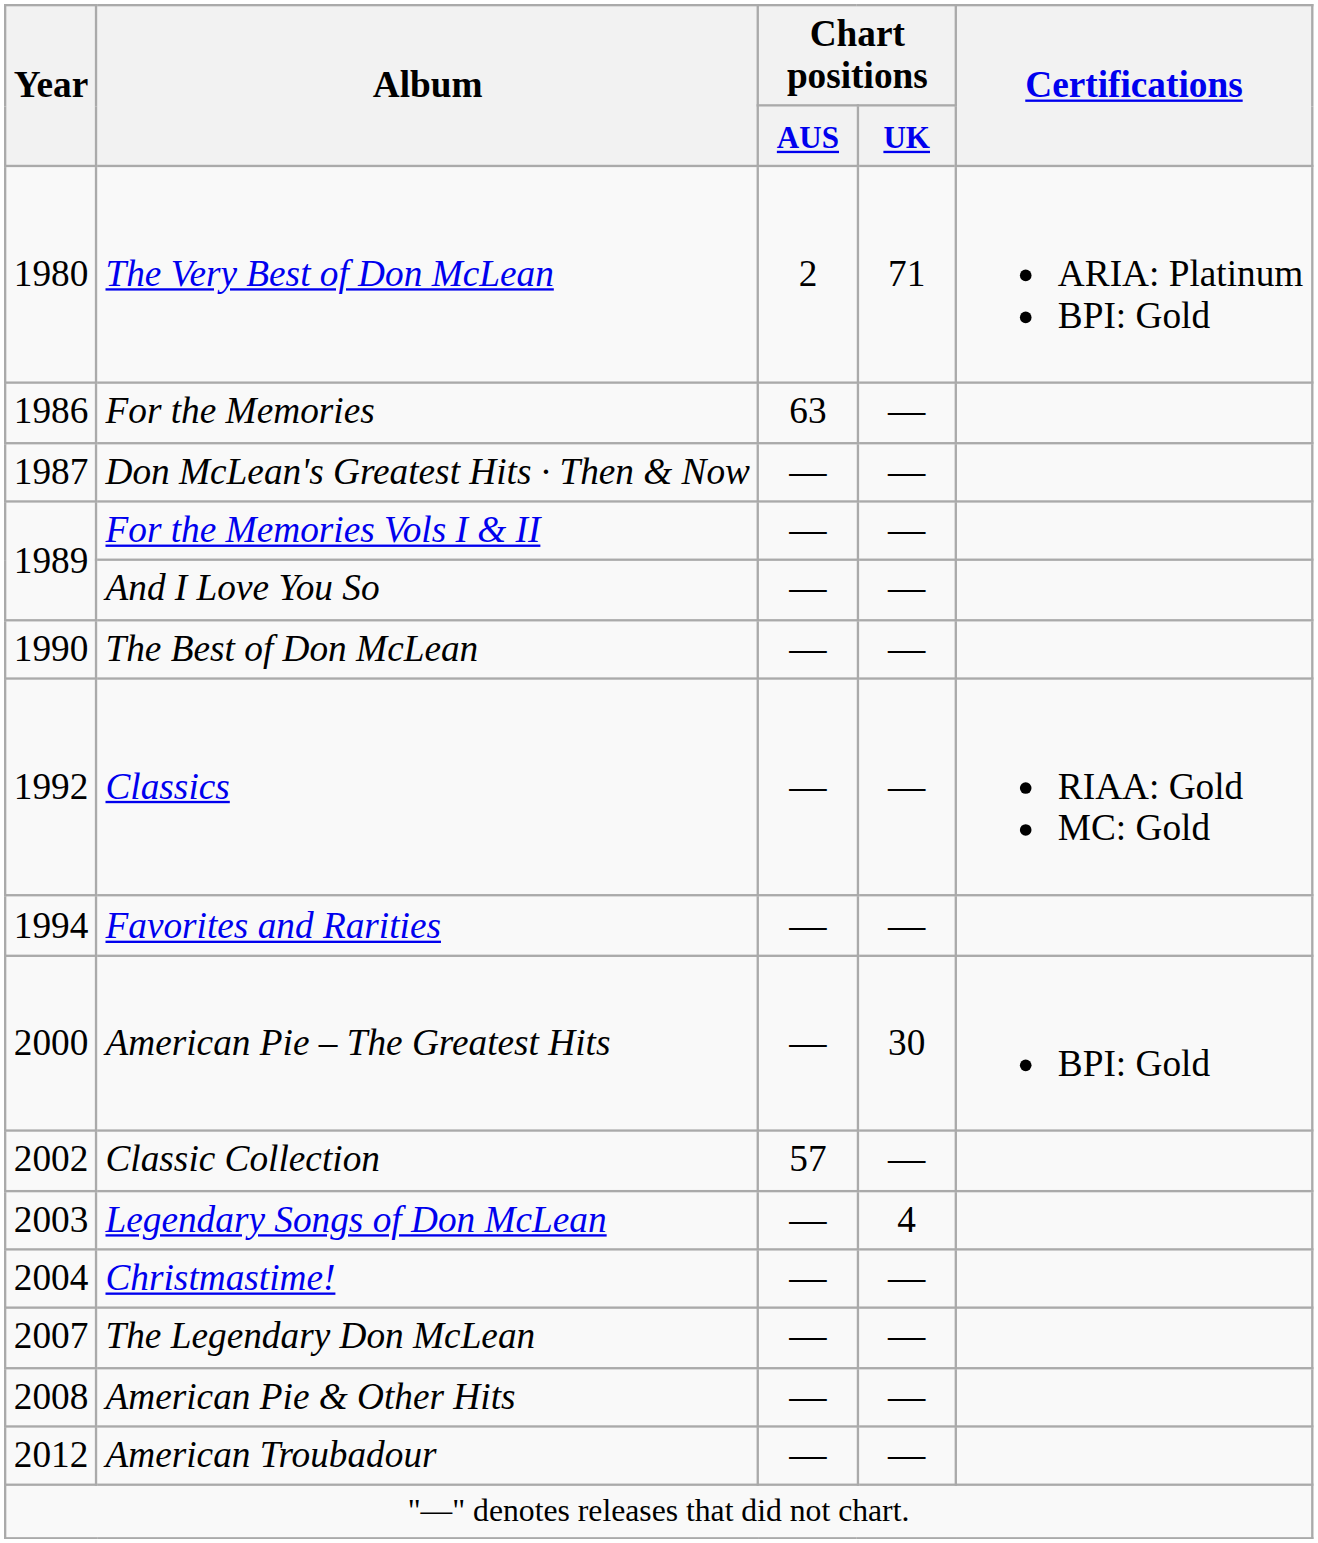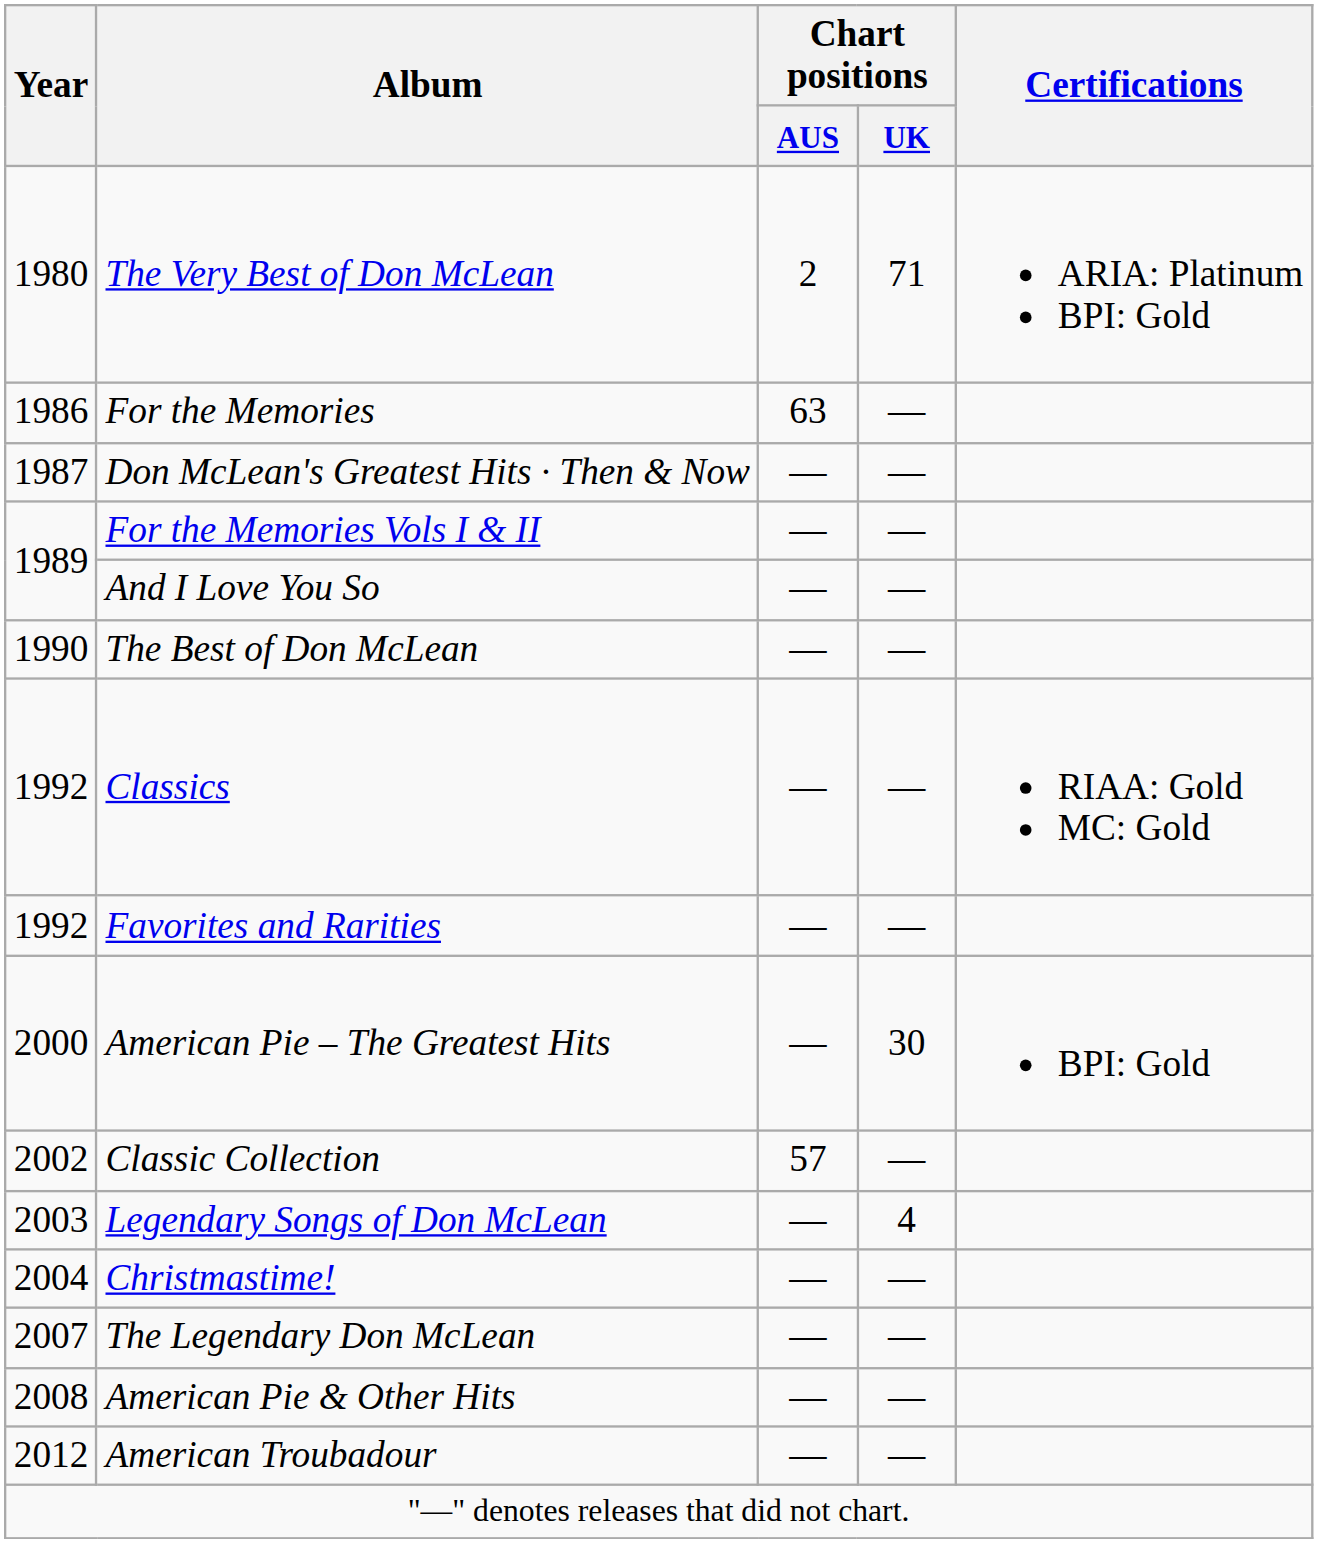(51, 924) 1994 -> (51, 924) 1992
